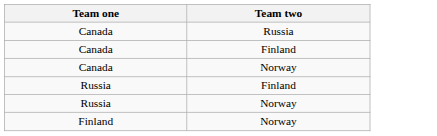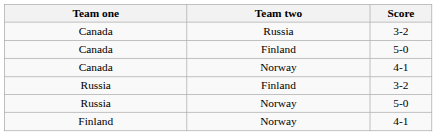+ column: (401, 13)
